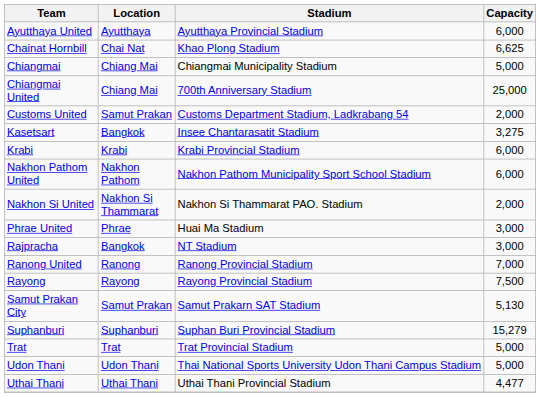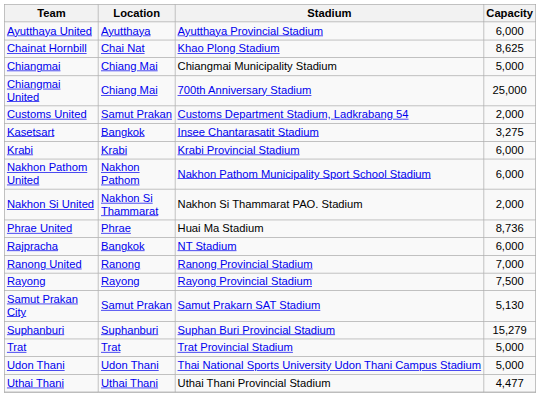(510, 48) 6,625 -> (510, 48) 8,625
(510, 228) 3,000 -> (510, 228) 8,736
(510, 246) 3,000 -> (510, 246) 6,000
